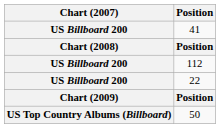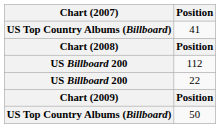(89, 30) US Billboard 200 -> (89, 30) US Top Country Albums (Billboard)
